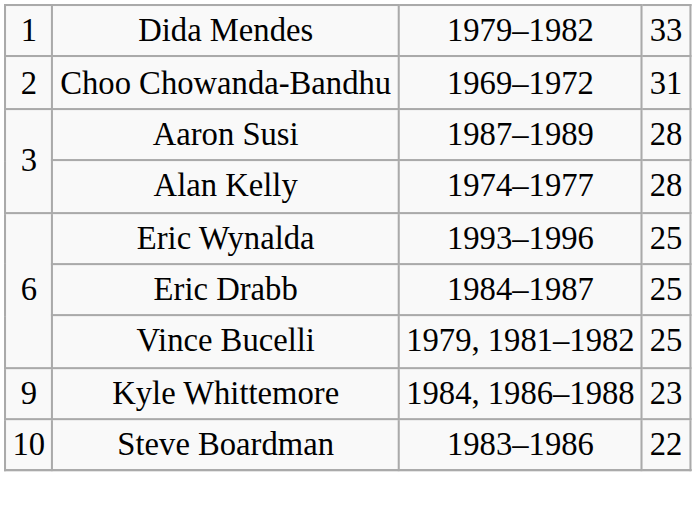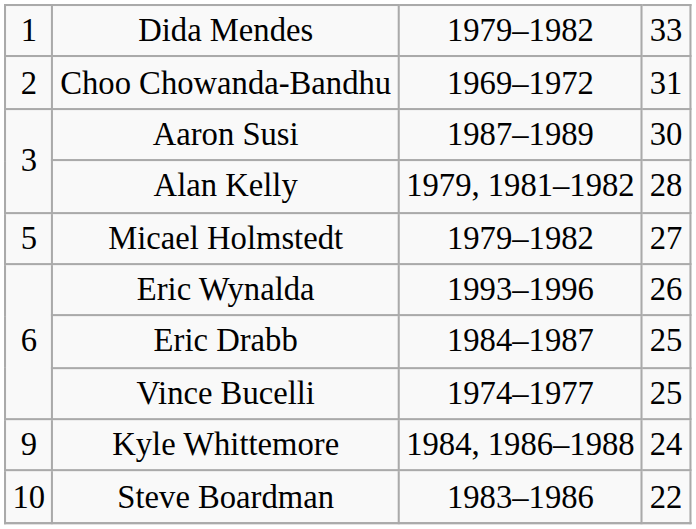(666, 133) 28 -> (666, 133) 30
(520, 185) 1974–1977 -> (520, 185) 1979, 1981–1982
+ row: (226, 237)
(666, 237) 25 -> (666, 289) 26
(520, 340) 1979, 1981–1982 -> (520, 392) 1974–1977
(666, 392) 23 -> (666, 444) 24
